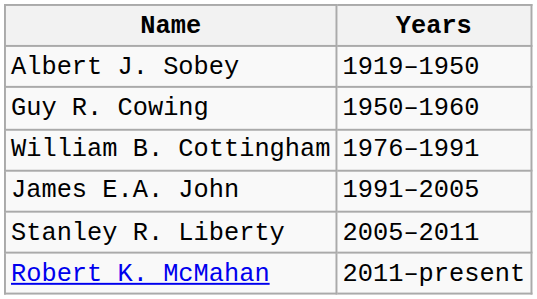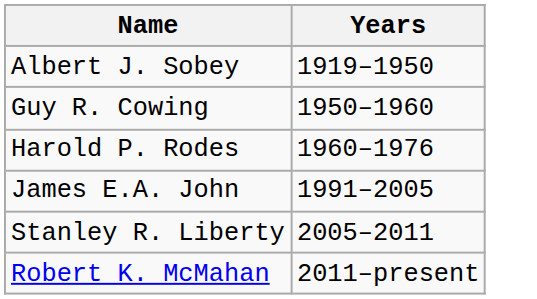+ row: (125, 150)
- row: (171, 150)
